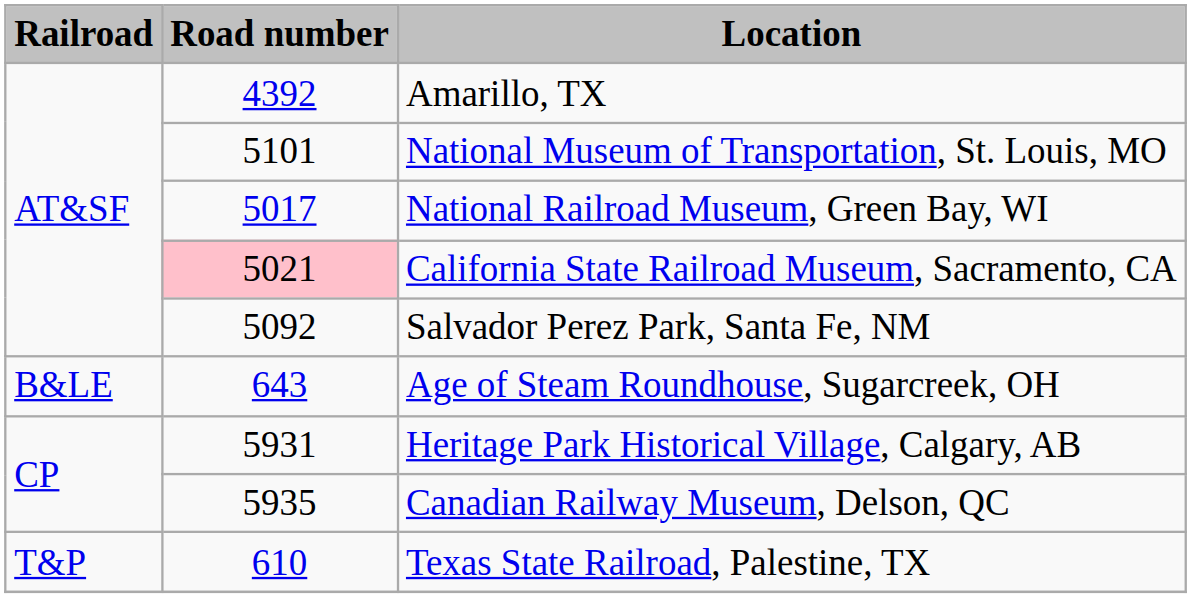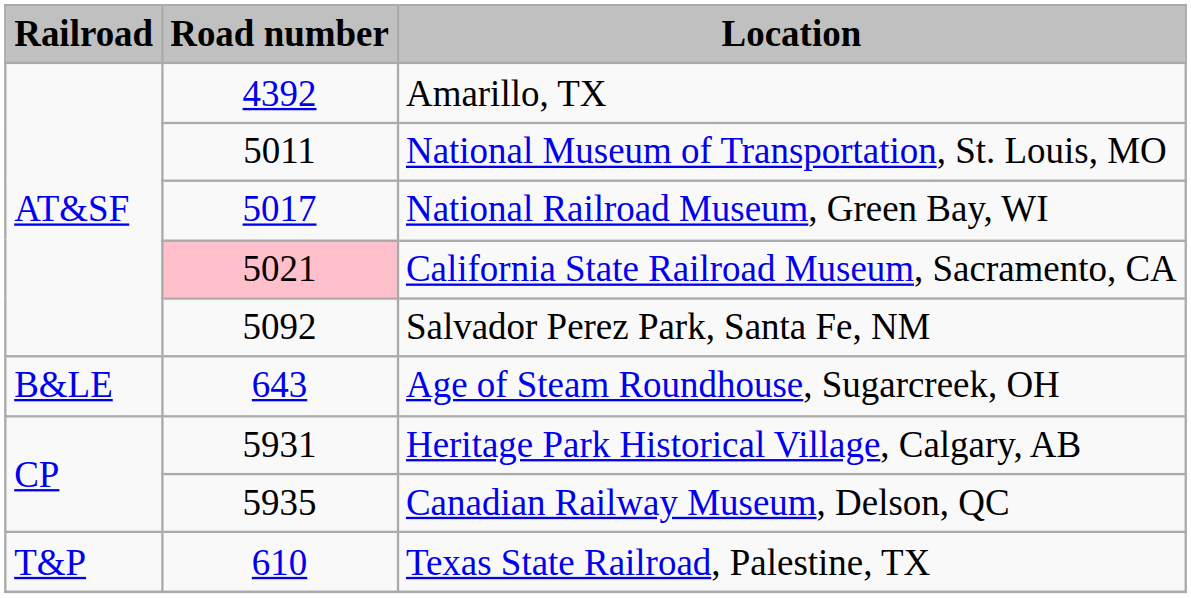(280, 151) 5101 -> (280, 151) 5011
